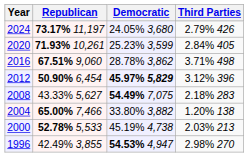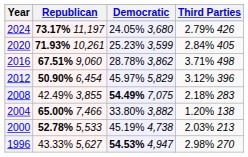(141, 78) bold -> (141, 78) normal
(70, 95) 43.33% 5,627 -> (70, 95) 42.49% 3,855
(70, 144) 42.49% 3,855 -> (70, 144) 43.33% 5,627
